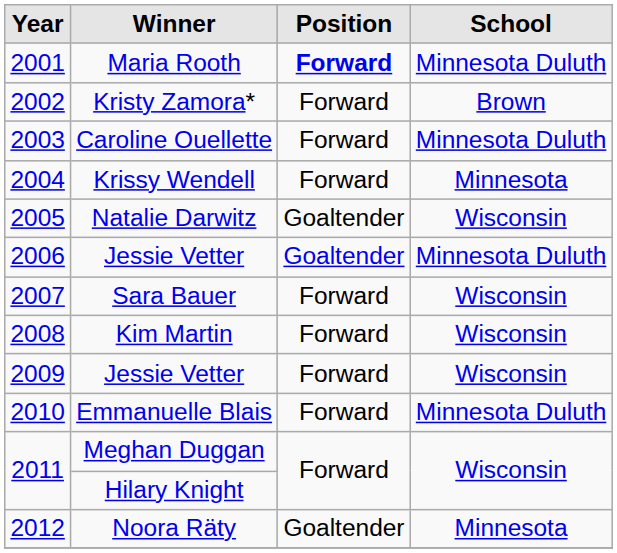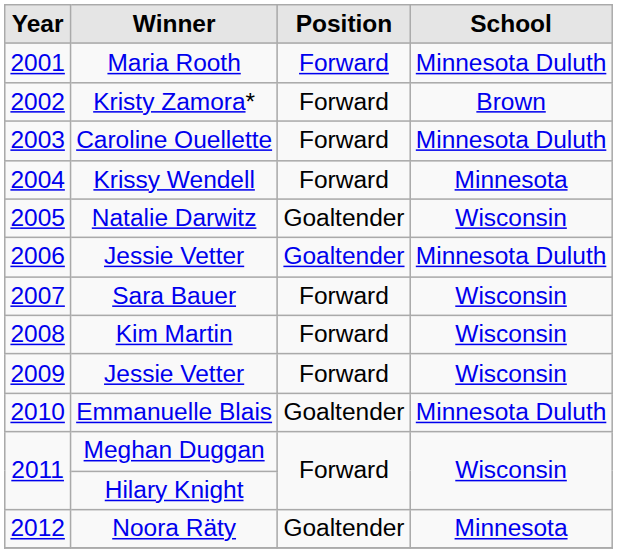(344, 62) bold -> (344, 62) normal
(344, 412) Forward -> (344, 412) Goaltender
